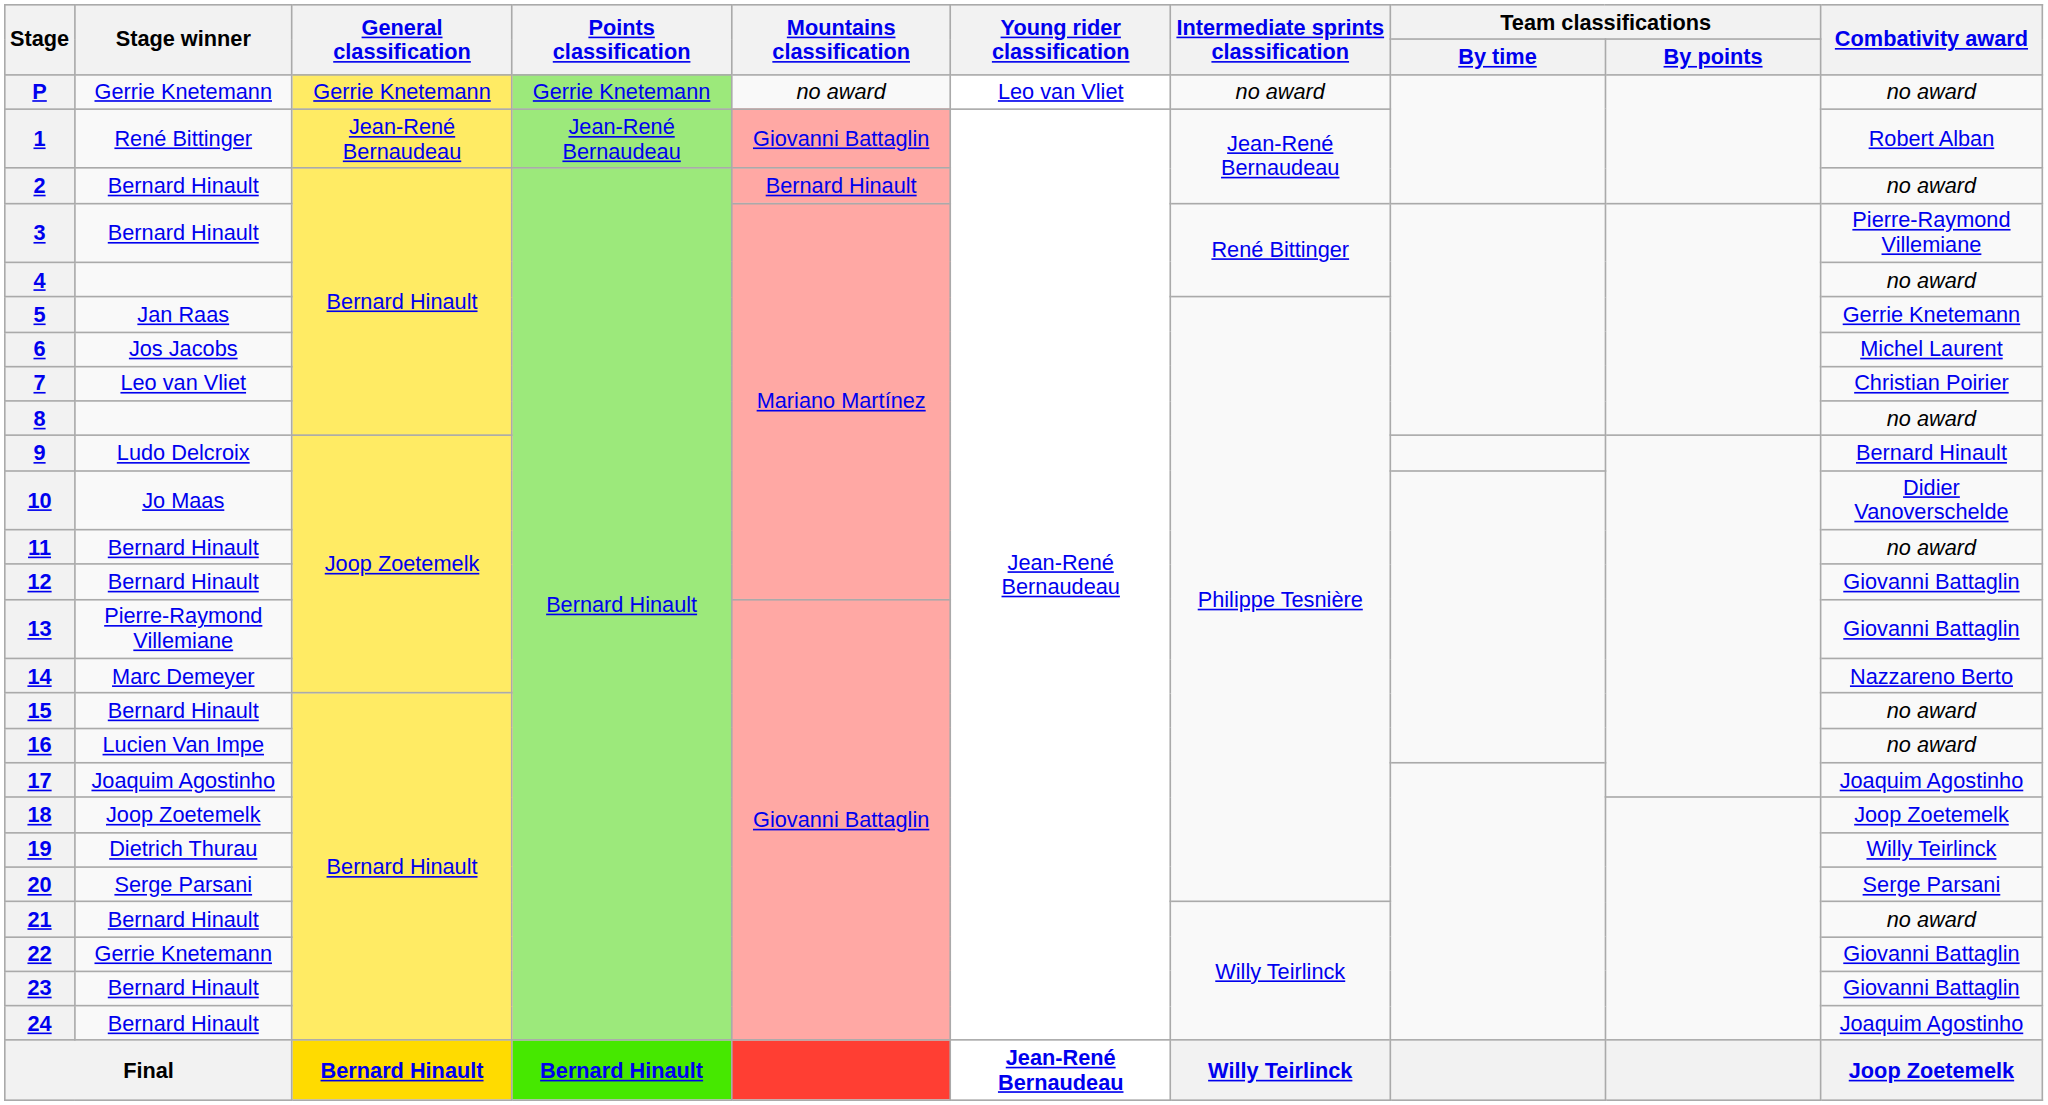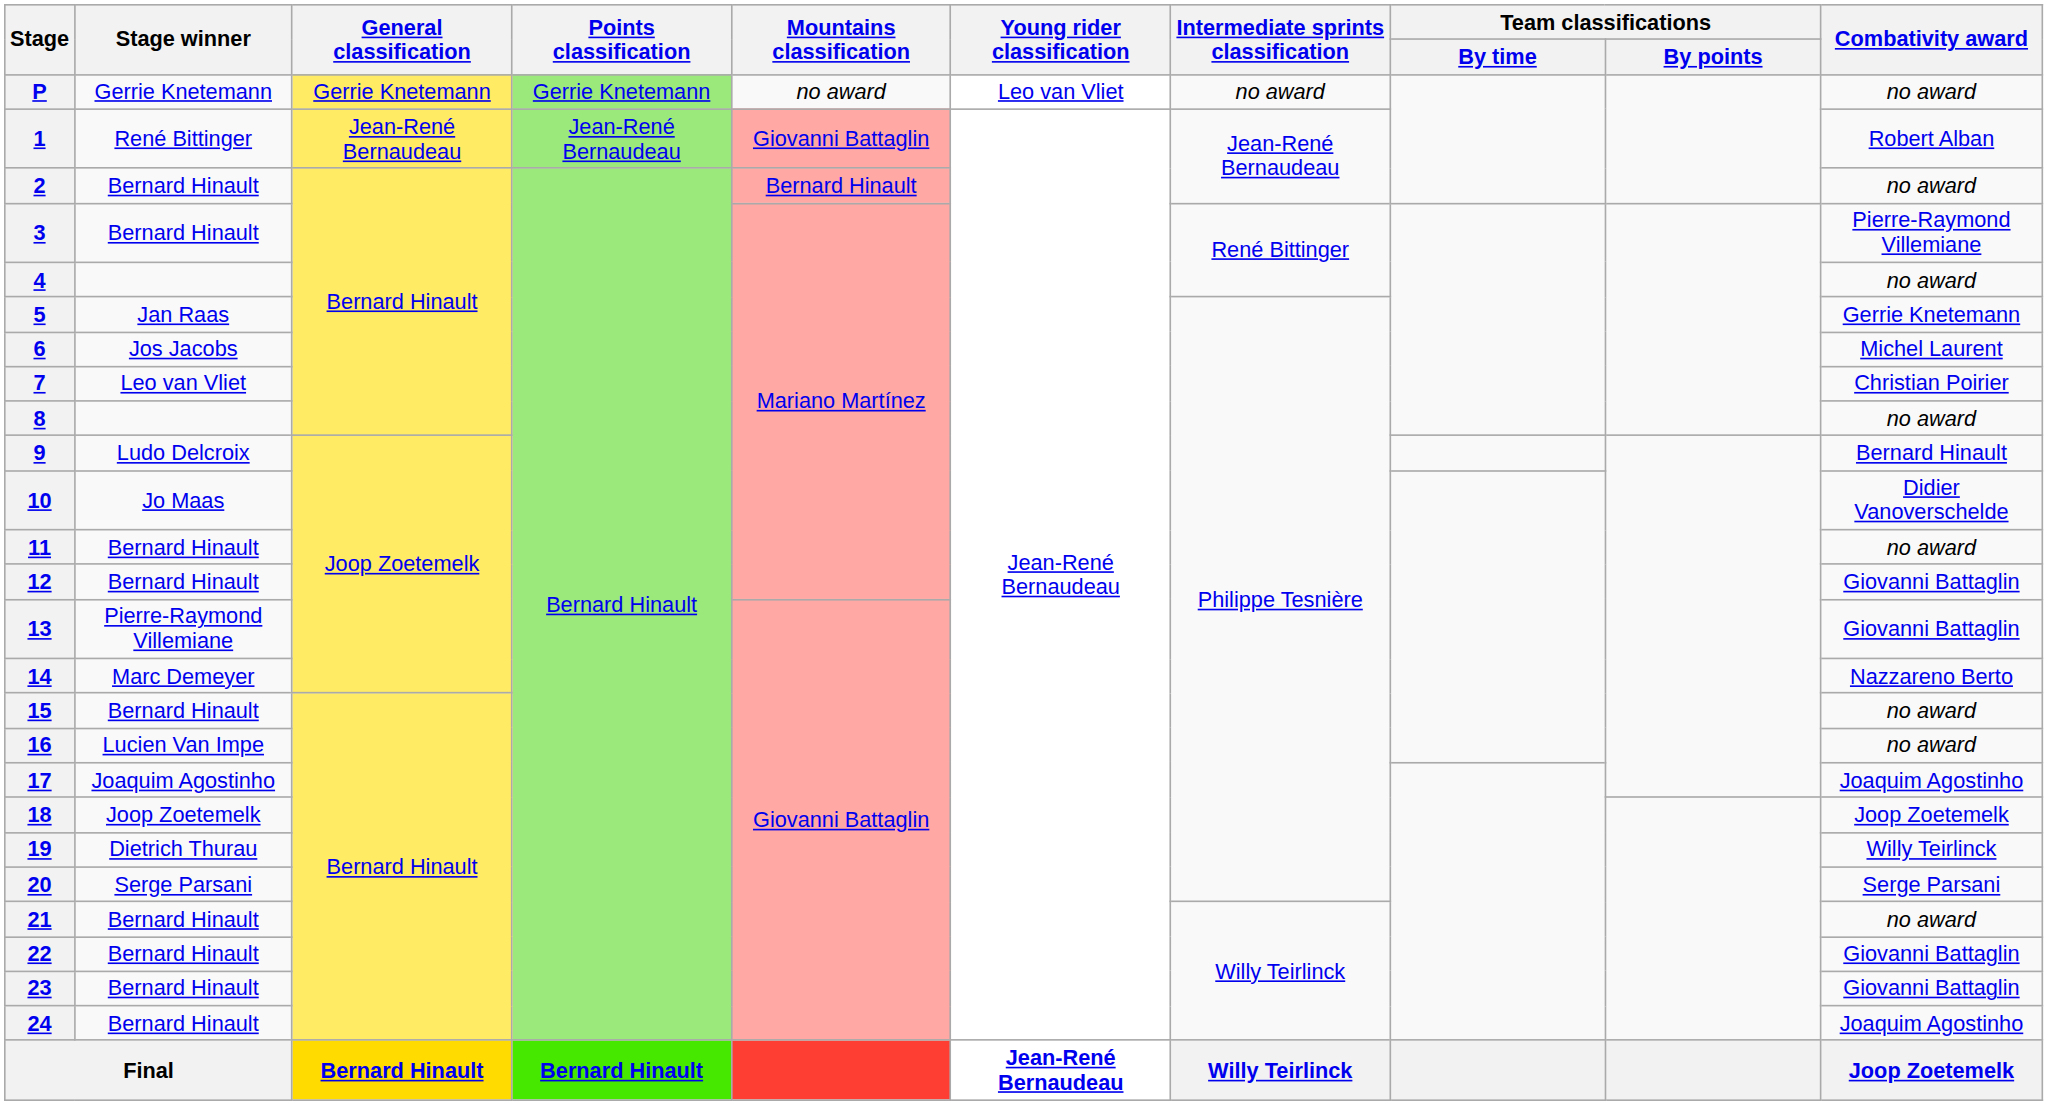(183, 954) Gerrie Knetemann -> (183, 954) Bernard Hinault
